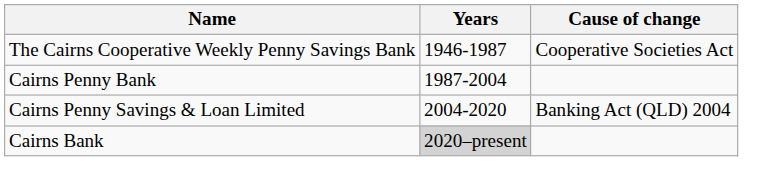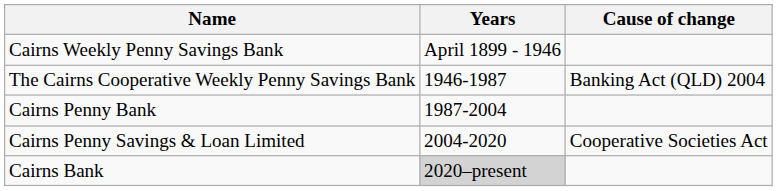+ row: (146, 49)
(634, 49) Cooperative Societies Act -> (667, 79) Banking Act (QLD) 2004
(633, 110) Banking Act (QLD) 2004 -> (669, 140) Cooperative Societies Act
